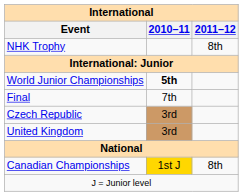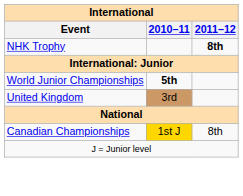(215, 47) normal -> (215, 47) bold
- row: (18, 98)
- row: (44, 115)
